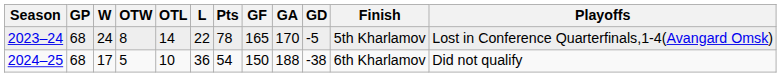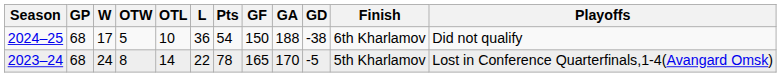rows swapped: (35, 38) <-> (35, 60)
